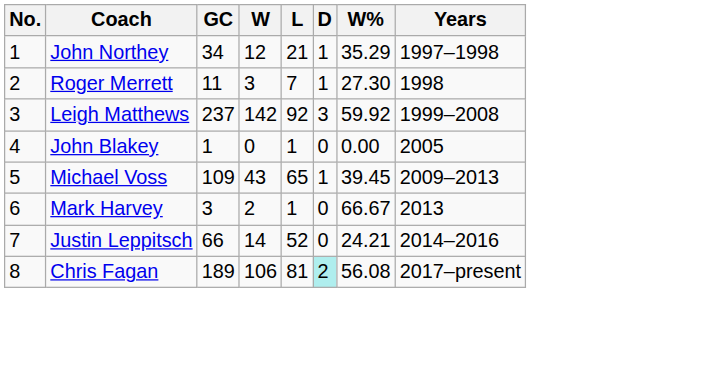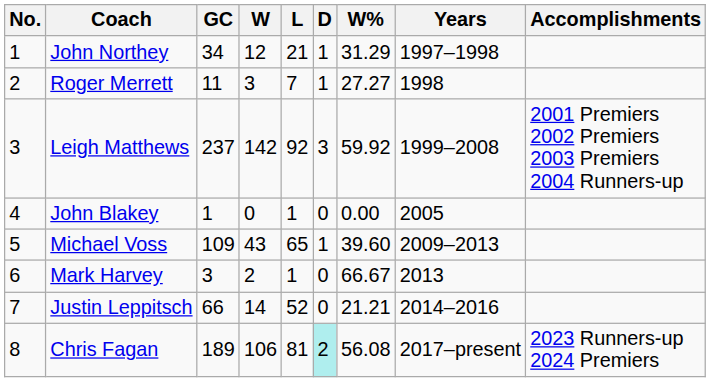+ column: (616, 20)
(366, 51) 35.29 -> (366, 51) 31.29
(366, 83) 27.30 -> (366, 83) 27.27
(366, 177) 39.45 -> (366, 244) 39.60
(366, 240) 24.21 -> (366, 307) 21.21
